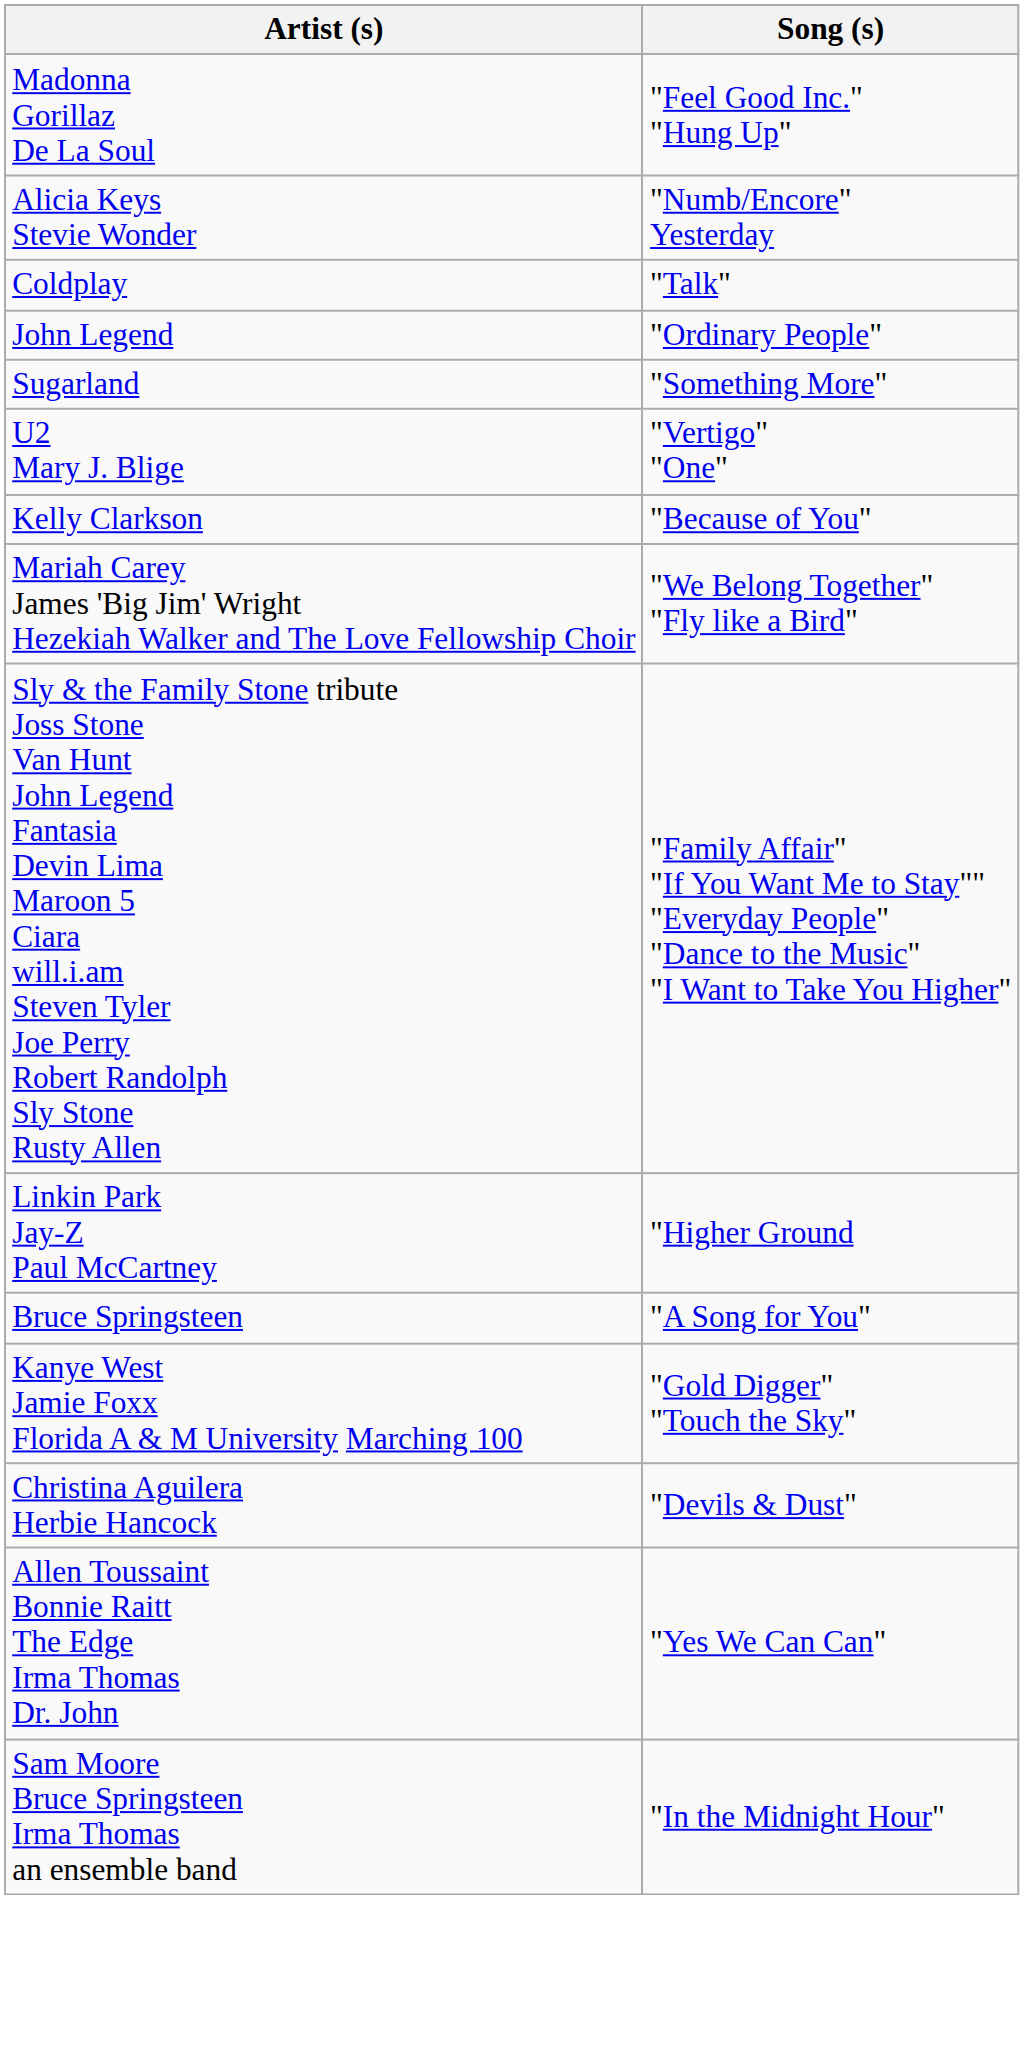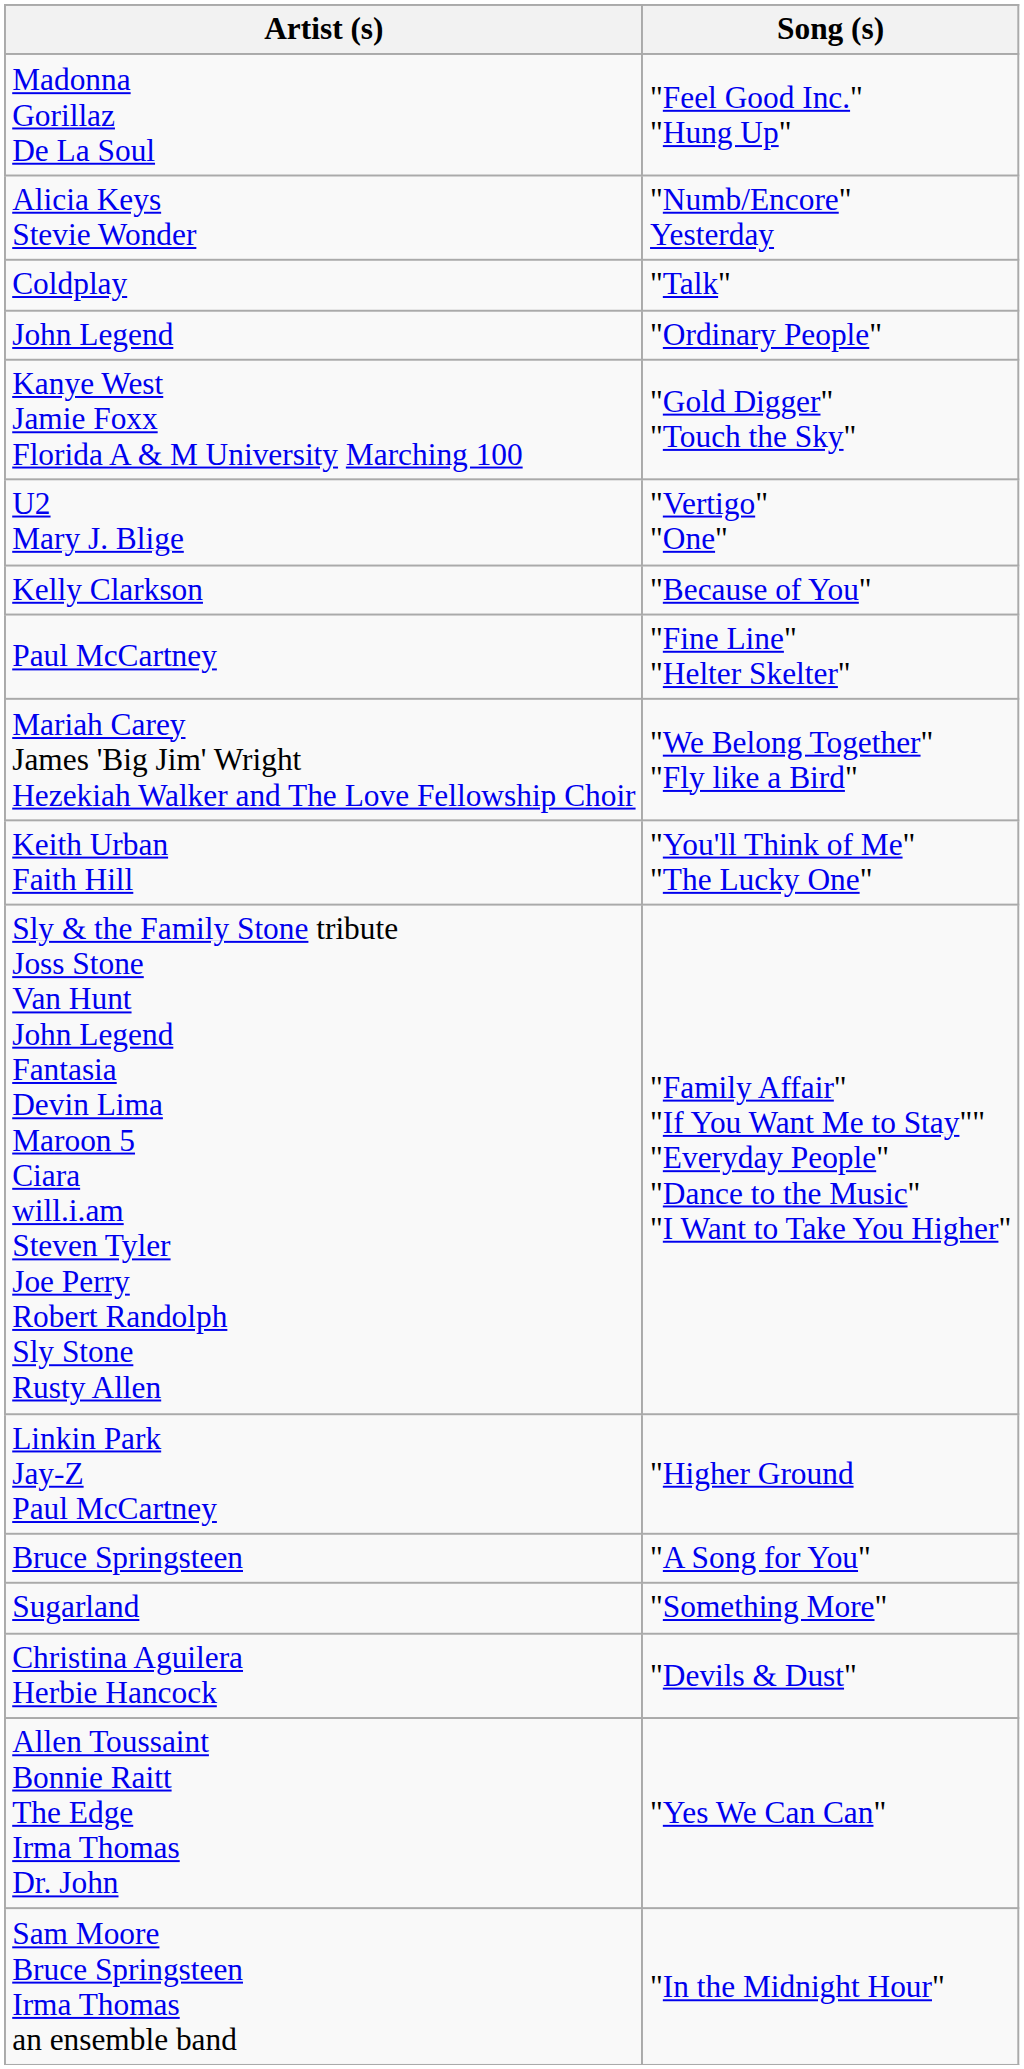rows swapped: (76, 383) <-> (267, 1402)
+ row: (115, 656)
+ row: (90, 861)
